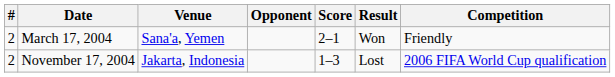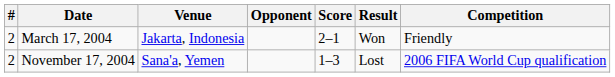(183, 38) Sana'a, Yemen -> (193, 38) Jakarta, Indonesia
(193, 60) Jakarta, Indonesia -> (183, 60) Sana'a, Yemen
